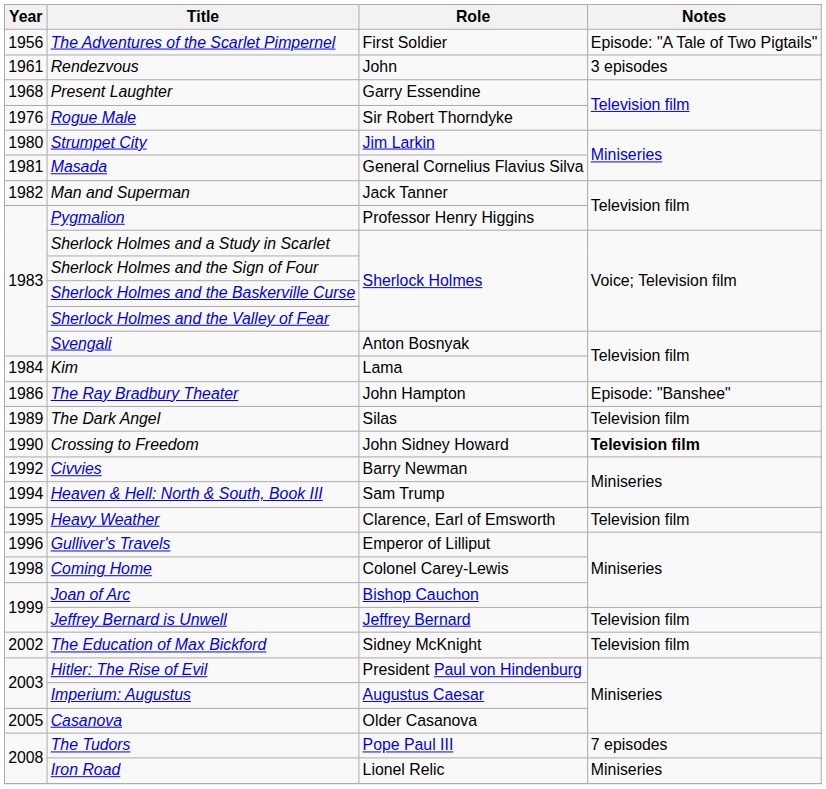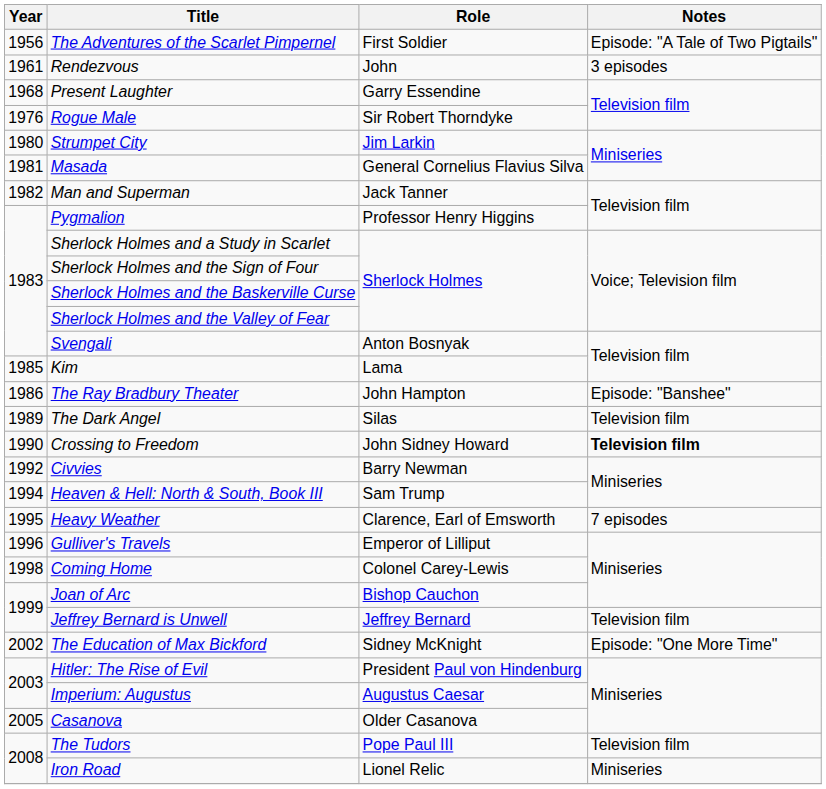(26, 368) 1984 -> (26, 368) 1985
(640, 519) Television film -> (629, 519) 7 episodes
(640, 645) Television film -> (684, 645) Episode: "One More Time"
(629, 745) 7 episodes -> (640, 745) Television film
